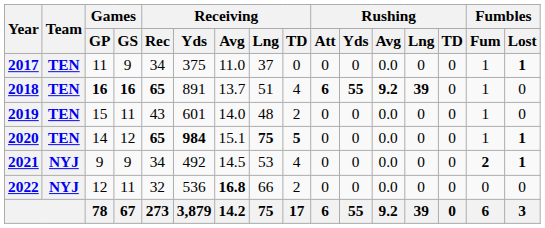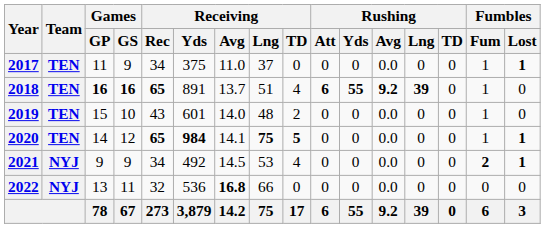(128, 114) 11 -> (128, 114) 10
(232, 138) 15.1 -> (232, 138) 14.1
(100, 187) 12 -> (100, 187) 13
(297, 187) 2 -> (297, 187) 0
